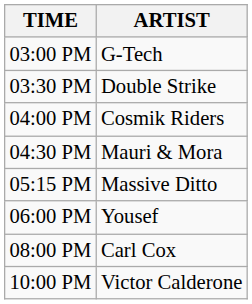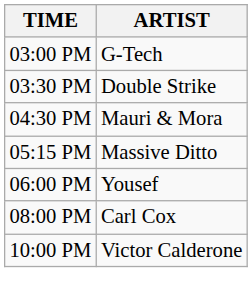- row: (50, 119)
